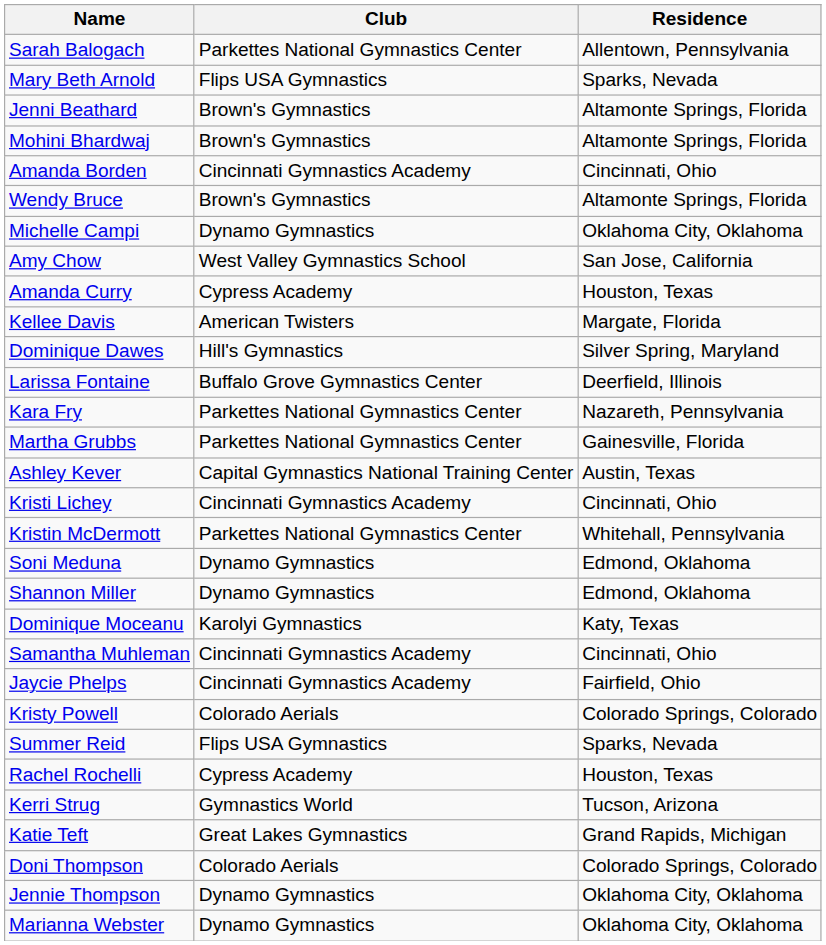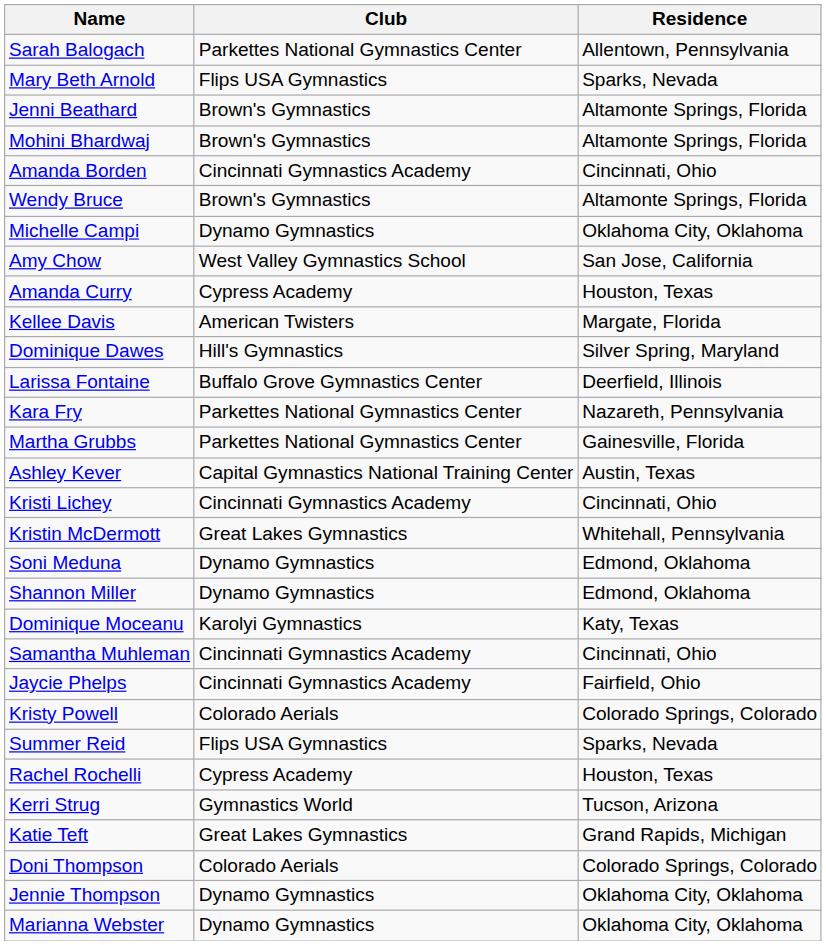(360, 532) Parkettes National Gymnastics Center -> (303, 532) Great Lakes Gymnastics
